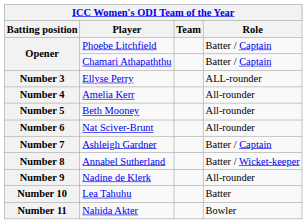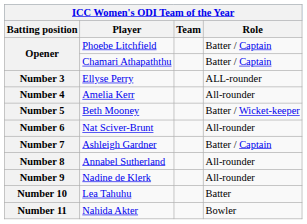(230, 111) All-rounder -> (253, 111) Batter / Wicket-keeper
(253, 161) Batter / Wicket-keeper -> (230, 161) All-rounder
